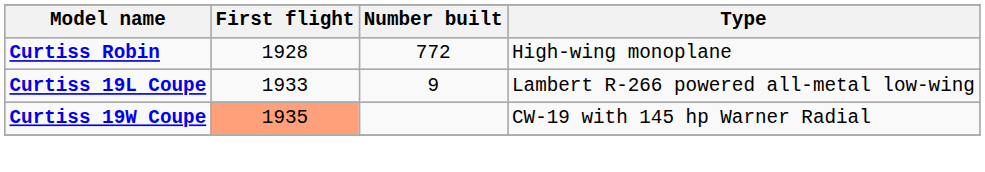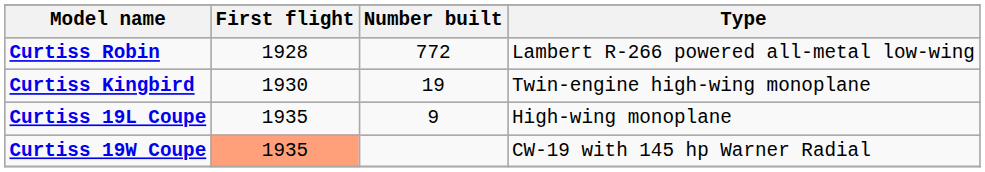(622, 53) High-wing monoplane -> (743, 53) Lambert R-266 powered all-metal low-wing
+ row: (102, 86)
(285, 86) 1933 -> (285, 118) 1935
(743, 86) Lambert R-266 powered all-metal low-wing -> (622, 118) High-wing monoplane
